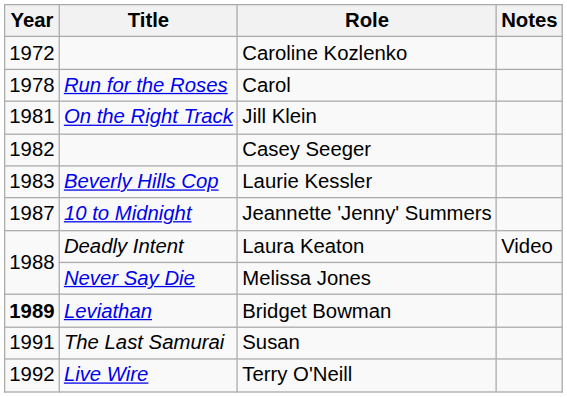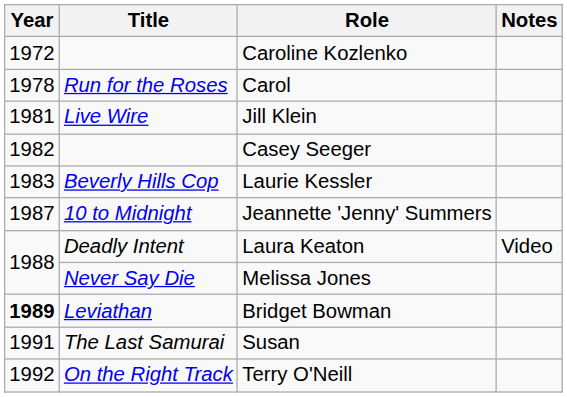(148, 117) On the Right Track -> (106, 117) Live Wire
(106, 375) Live Wire -> (148, 375) On the Right Track
